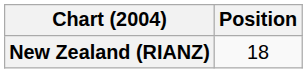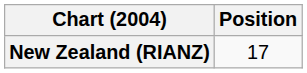(258, 51) 18 -> (258, 51) 17
